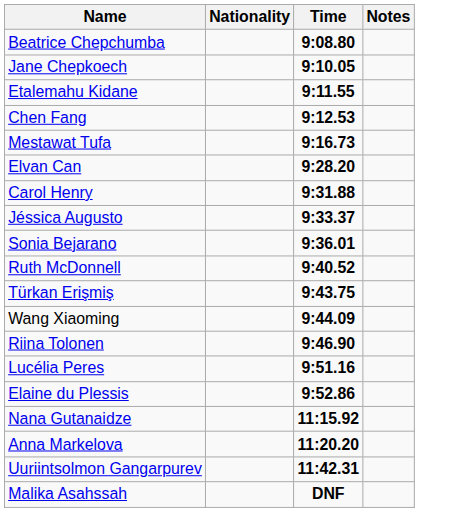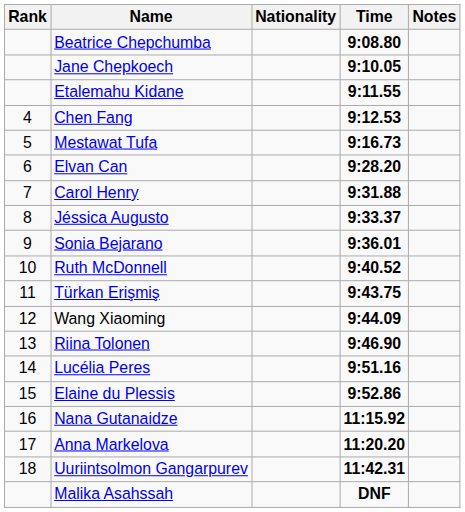+ column: (28, 17)
